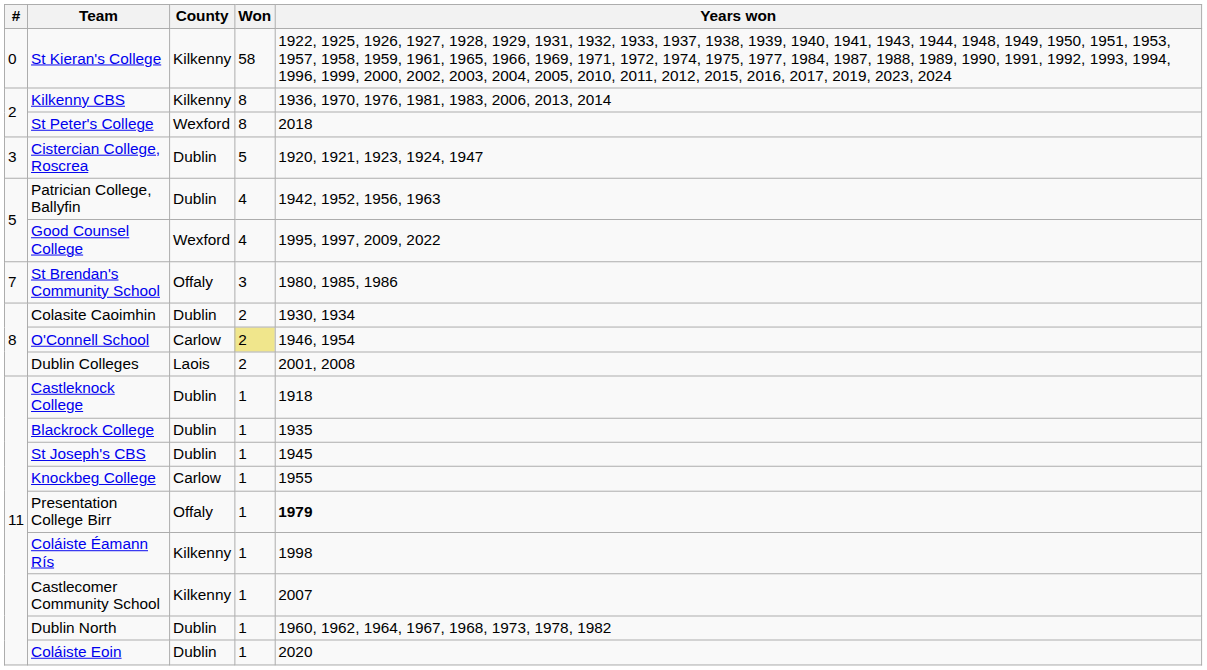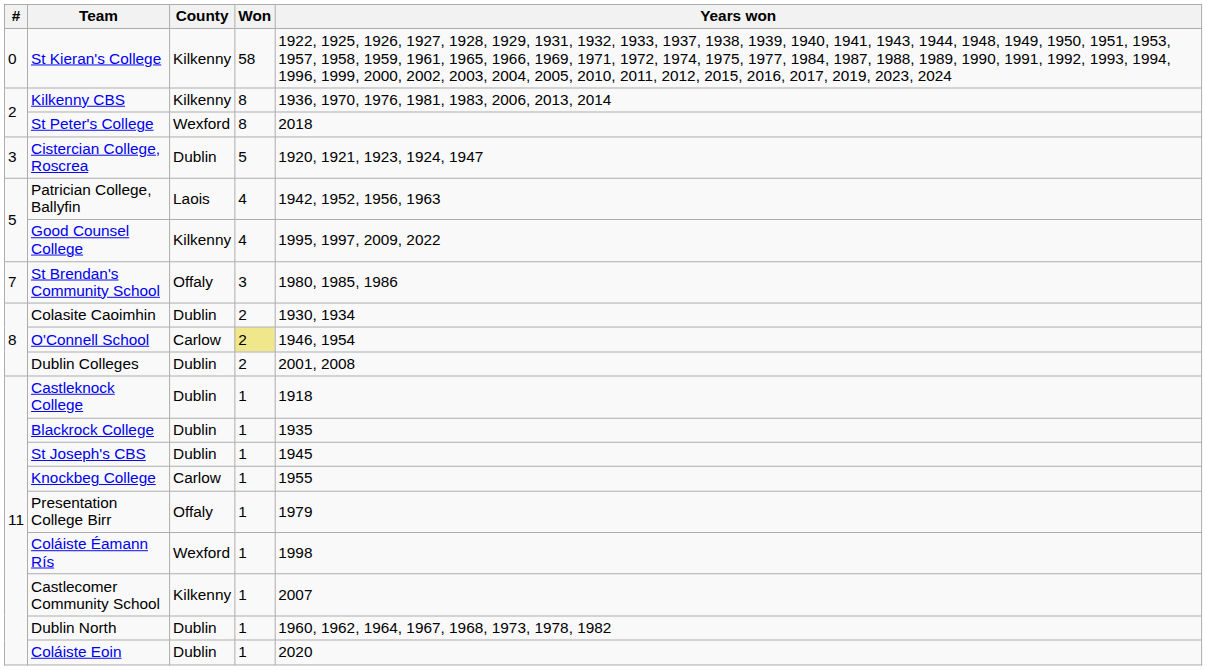(195, 198) Dublin -> (191, 198) Laois
(202, 240) Wexford -> (202, 240) Kilkenny
(191, 363) Laois -> (195, 363) Dublin
(295, 511) bold -> (295, 511) normal
(202, 553) Kilkenny -> (202, 553) Wexford
